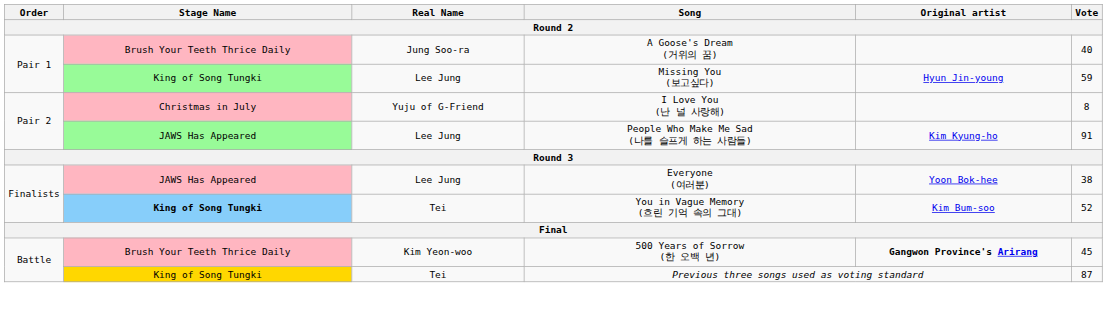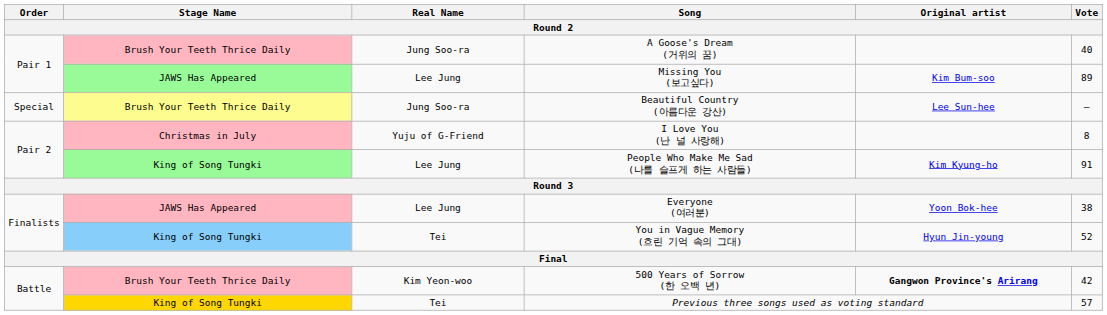(208, 78) King of Song Tungki -> (208, 78) JAWS Has Appeared
(963, 78) Hyun Jin-young -> (963, 78) Kim Bum-soo
(1087, 78) 59 -> (1087, 78) 89
+ row: (690, 106)
(208, 135) JAWS Has Appeared -> (208, 164) King of Song Tungki
(208, 208) bold -> (208, 237) normal
(963, 208) Kim Bum-soo -> (963, 237) Hyun Jin-young
(1087, 252) 45 -> (1087, 281) 42
(1087, 274) 87 -> (1087, 303) 57
